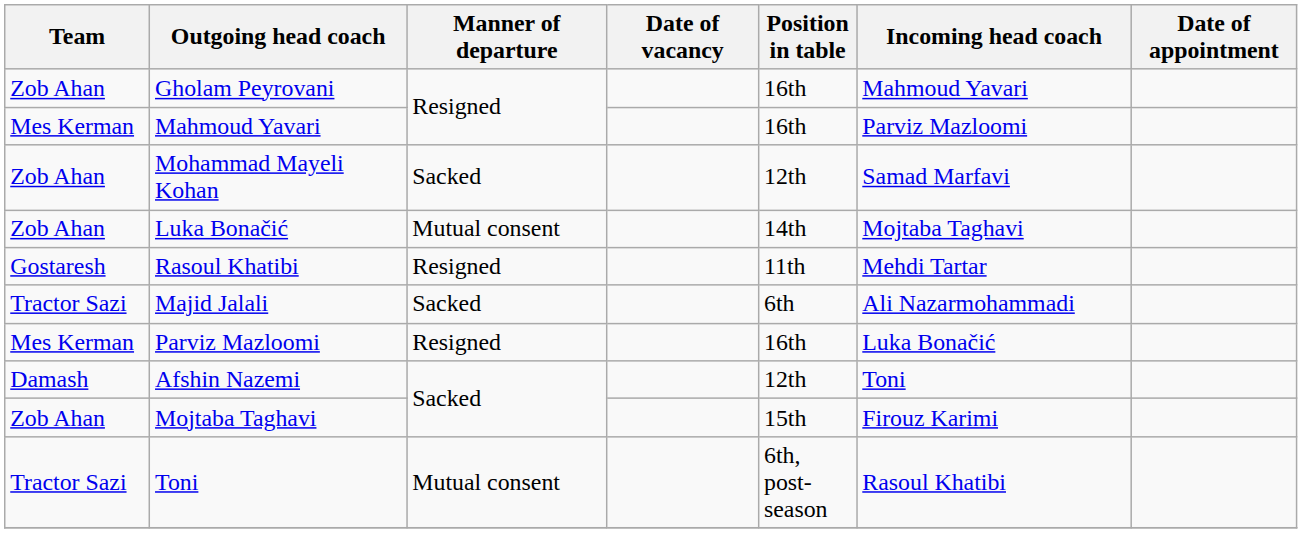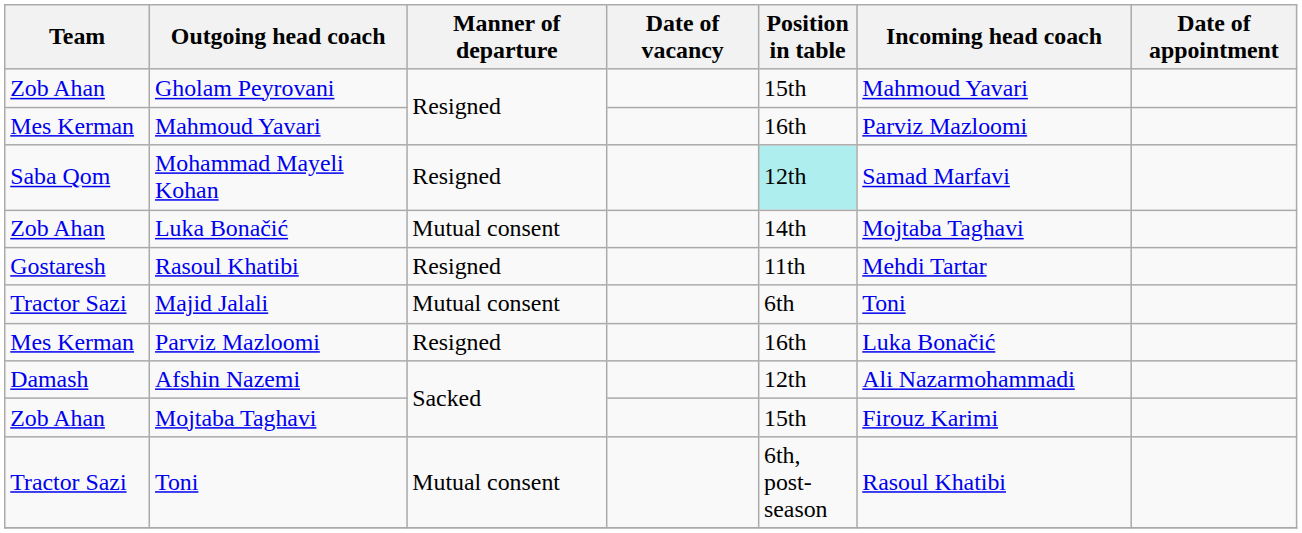(785, 88) 16th -> (785, 88) 15th
(58, 177) Zob Ahan -> (60, 177) Saba Qom
(447, 177) Sacked -> (457, 177) Resigned
(785, 177) no background -> (785, 177) paleturquoise background
(447, 303) Sacked -> (486, 303) Mutual consent
(969, 303) Ali Nazarmohammadi -> (884, 303) Toni
(884, 379) Toni -> (969, 379) Ali Nazarmohammadi
